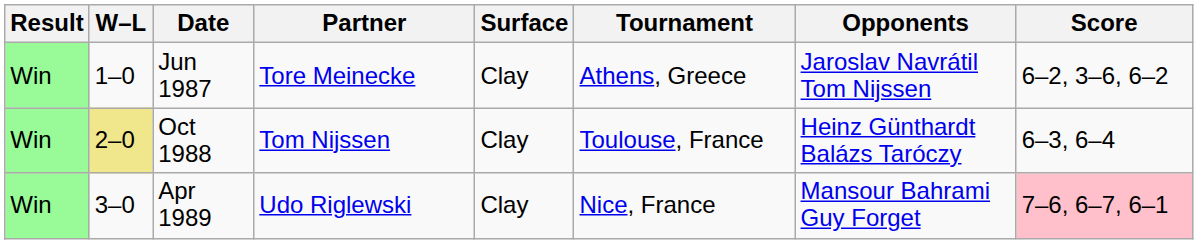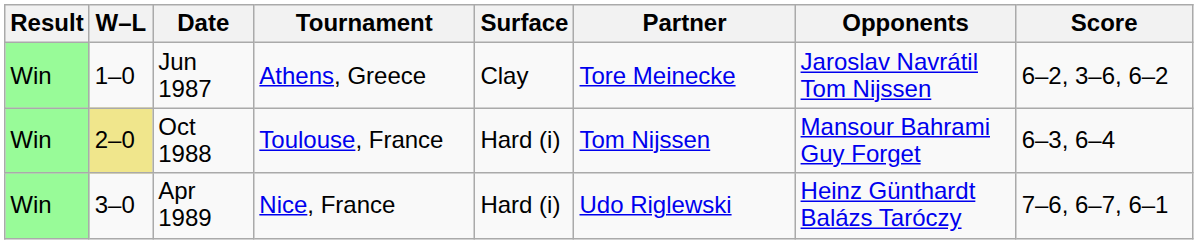columns swapped: (684, 23) <-> (364, 23)
(504, 140) Clay -> (520, 140) Hard (i)
(888, 140) Heinz Günthardt Balázs Taróczy -> (895, 140) Mansour Bahrami Guy Forget
(504, 205) Clay -> (520, 205) Hard (i)
(895, 205) Mansour Bahrami Guy Forget -> (888, 205) Heinz Günthardt Balázs Taróczy
(1095, 205) pink background -> (1095, 205) no background
